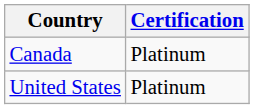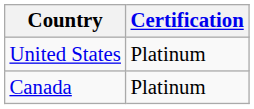rows swapped: (65, 86) <-> (41, 53)
